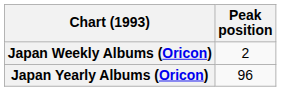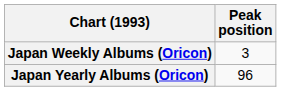(245, 53) 2 -> (245, 53) 3
